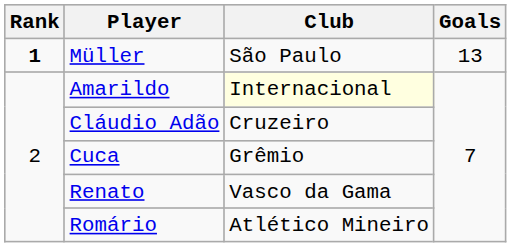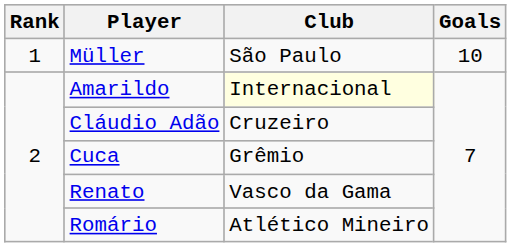(35, 56) bold -> (35, 56) normal
(470, 56) 13 -> (470, 56) 10
